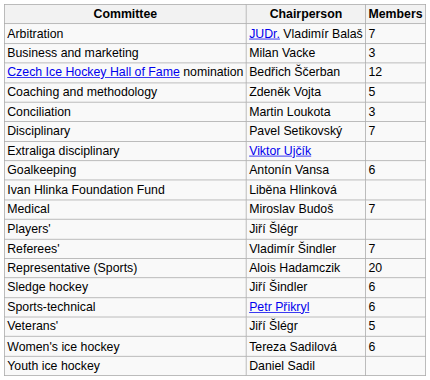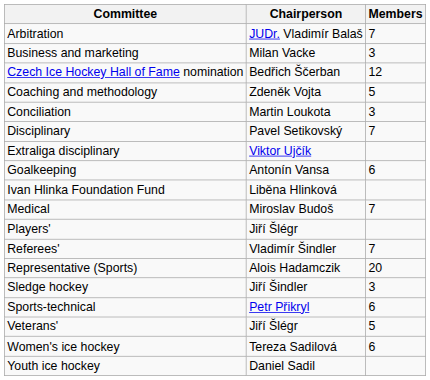(372, 287) 6 -> (372, 287) 3
